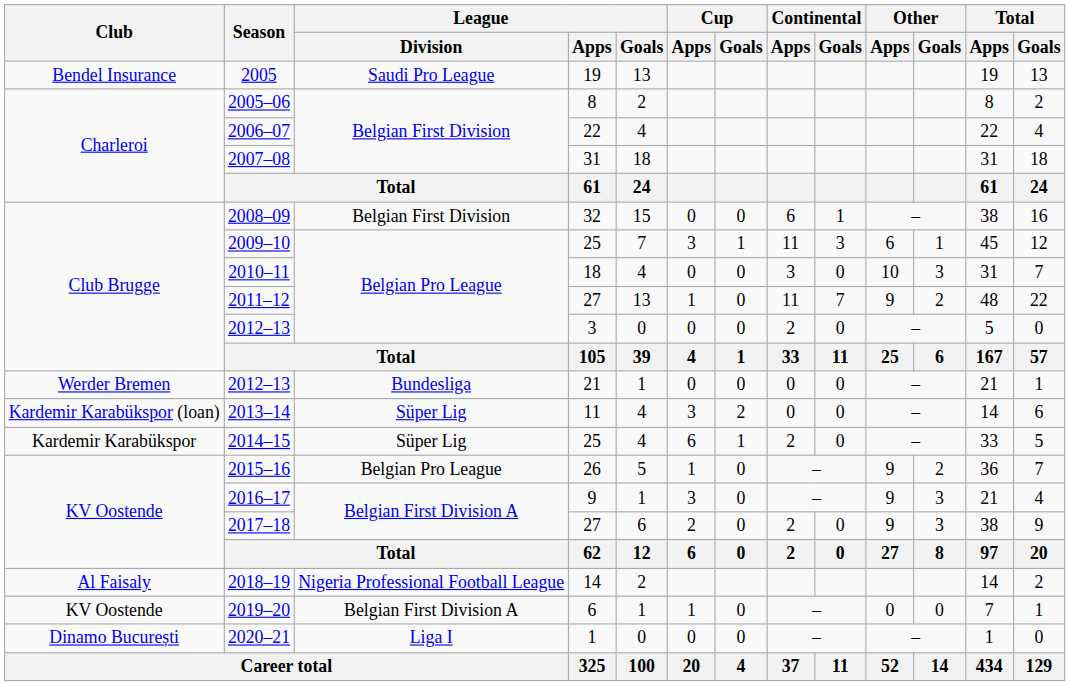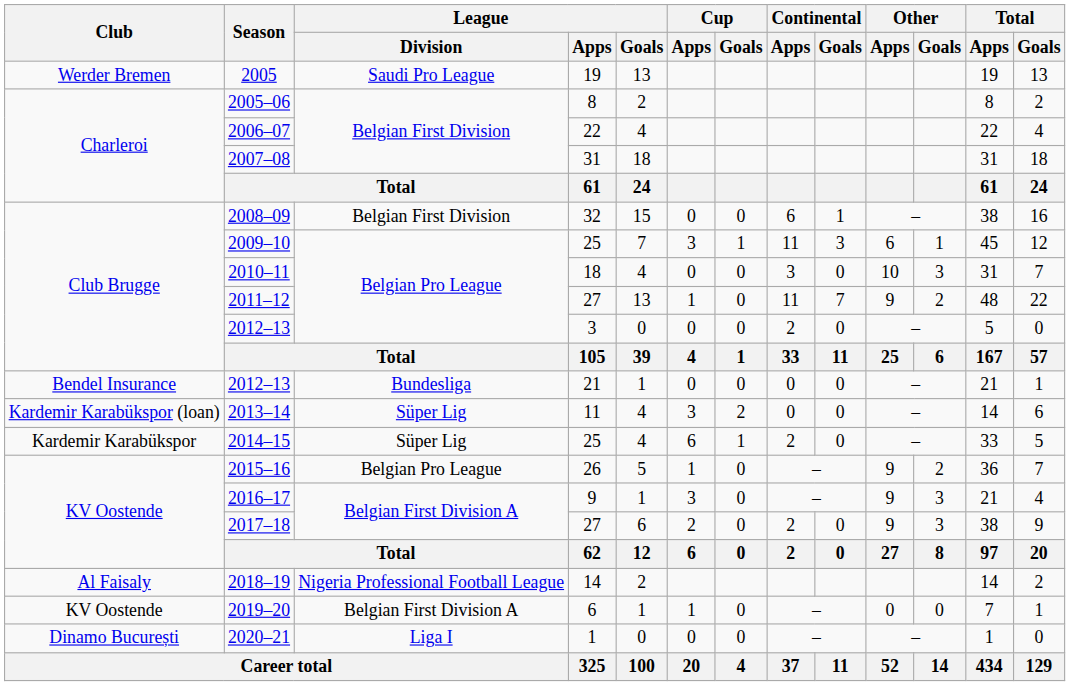(114, 74) Bendel Insurance -> (114, 74) Werder Bremen
(114, 384) Werder Bremen -> (114, 384) Bendel Insurance
